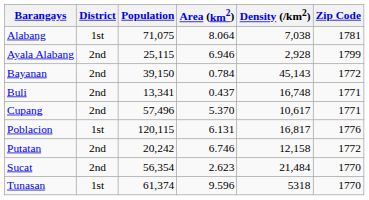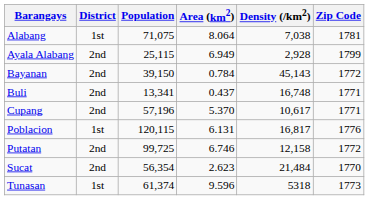(222, 54) 6.946 -> (222, 54) 6.949
(159, 111) 57,496 -> (159, 111) 57,196
(159, 148) 20,242 -> (159, 148) 99,725
(350, 186) 1770 -> (350, 186) 1773
